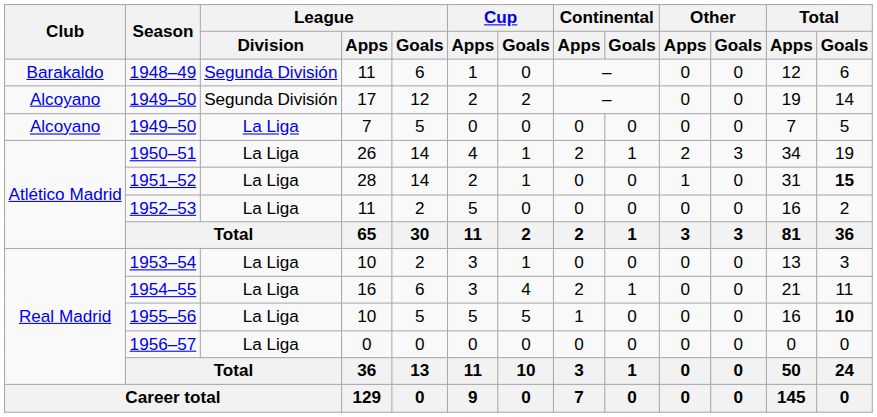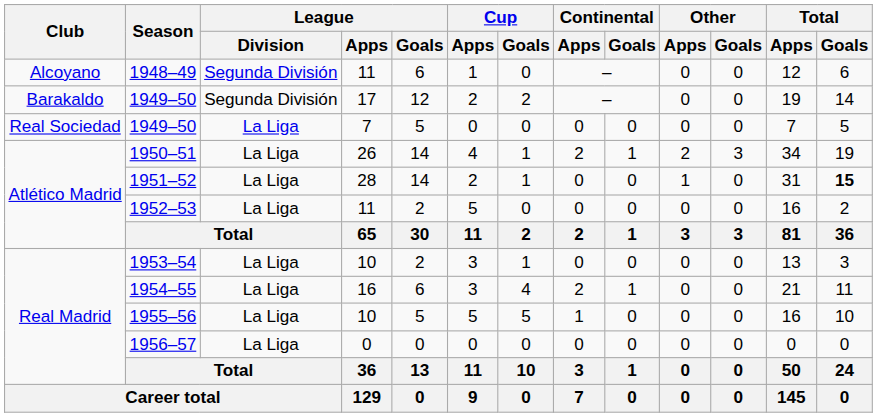(65, 72) Barakaldo -> (65, 72) Alcoyano
(65, 99) Alcoyano -> (65, 99) Barakaldo
(65, 126) Alcoyano -> (65, 126) Real Sociedad
(844, 316) bold -> (844, 316) normal
